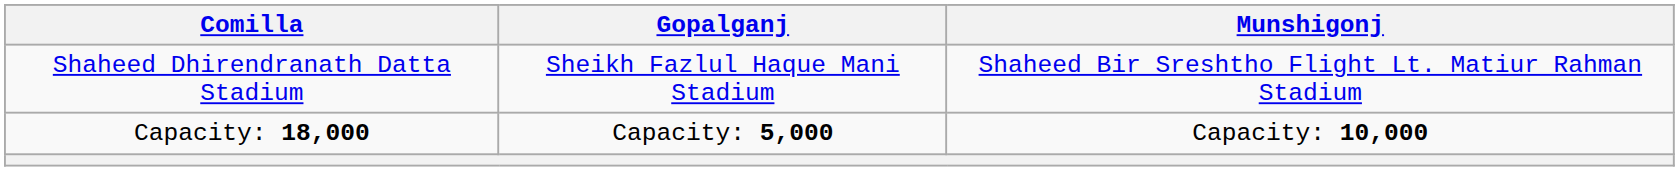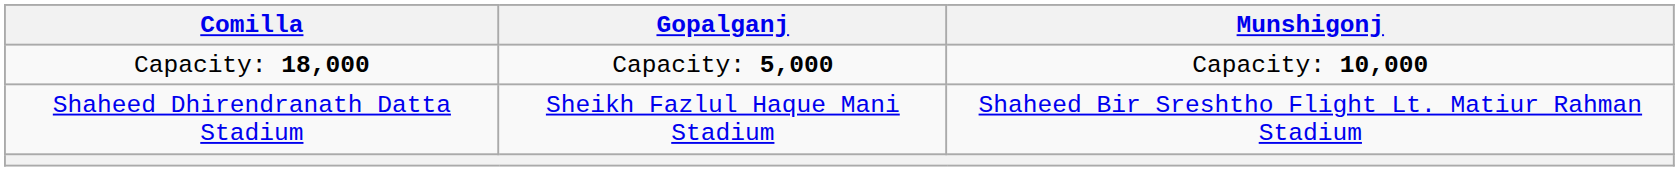rows swapped: (252, 79) <-> (252, 133)
